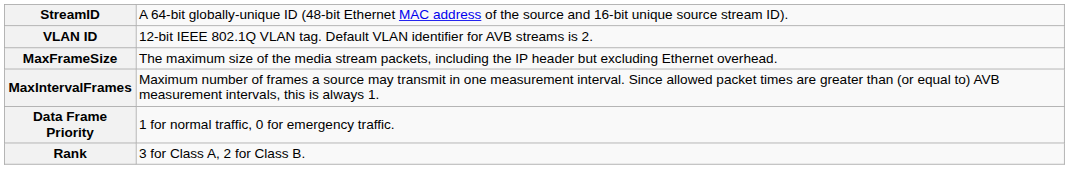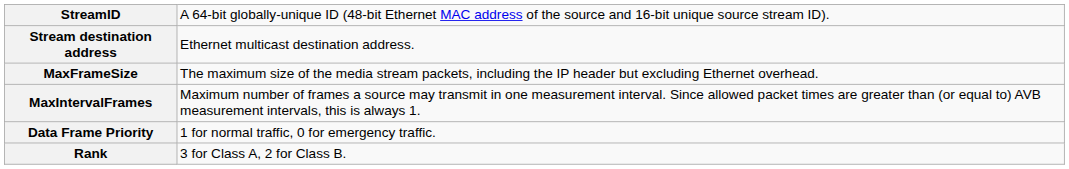+ row: (91, 44)
- row: (70, 36)
